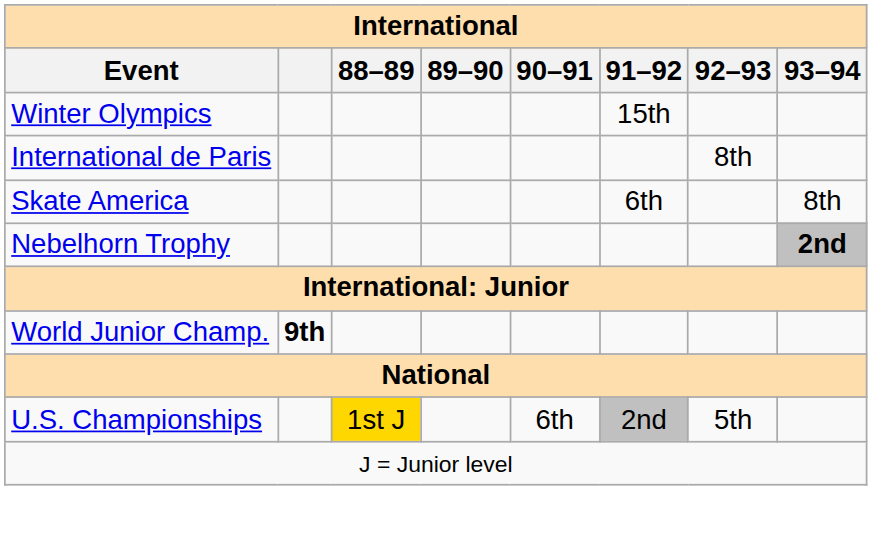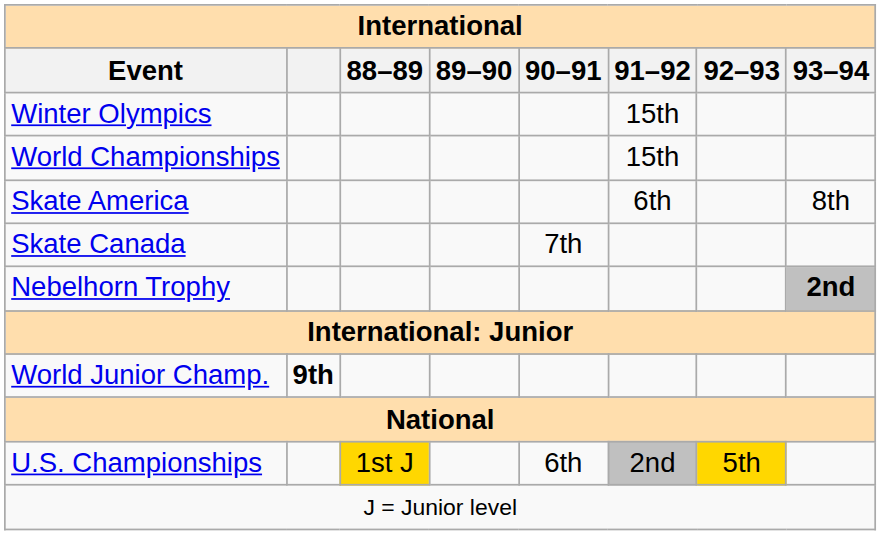+ row: (146, 157)
- row: (141, 157)
+ row: (98, 244)
(733, 419) no background -> (742, 462) gold background
